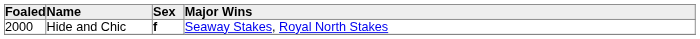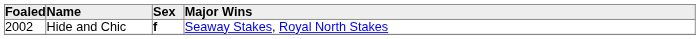(19, 27) 2000 -> (19, 27) 2002
